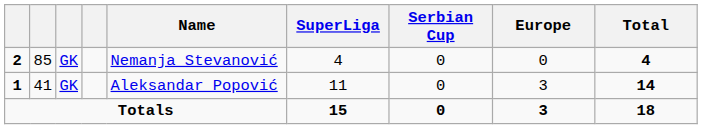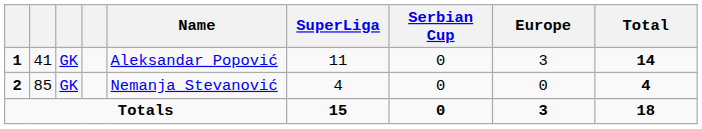rows swapped: (17, 85) <-> (17, 60)
